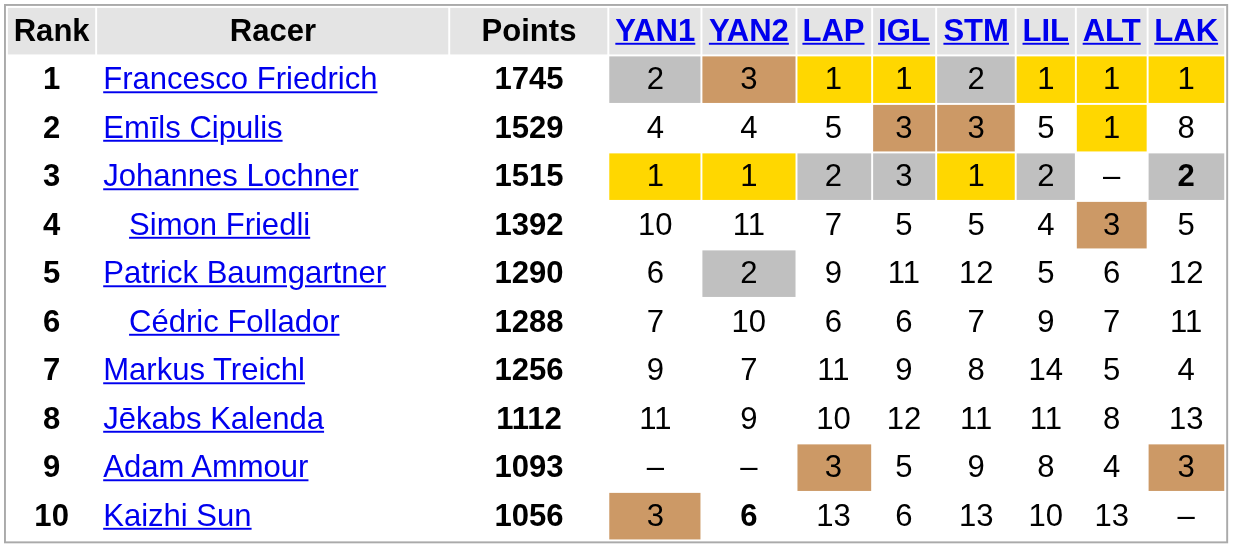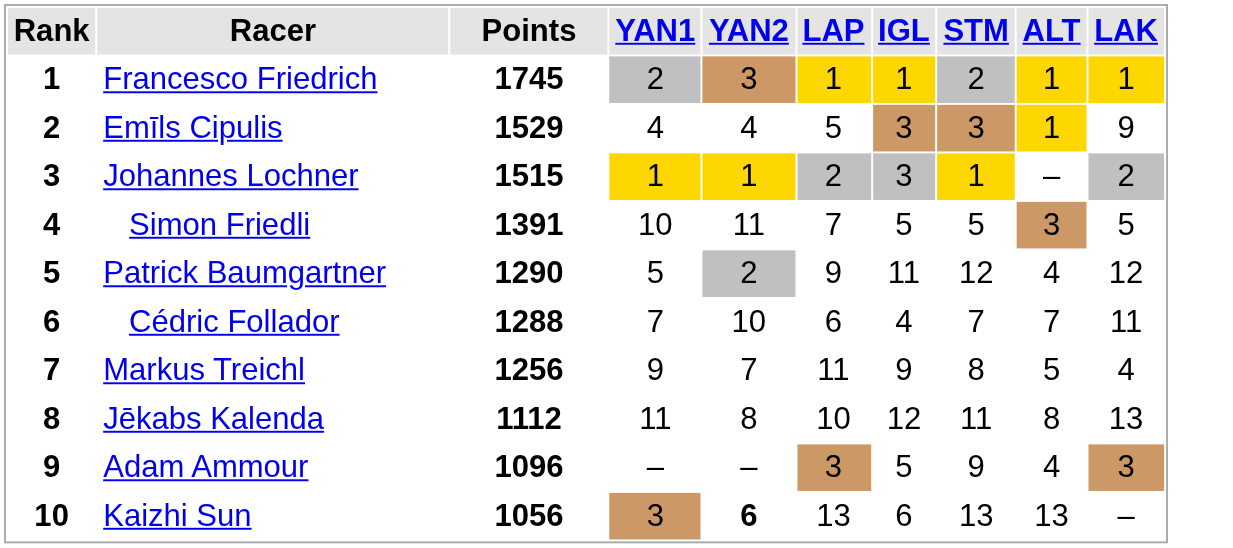- column: (1046, 30)
(1186, 127) 8 -> (1126, 127) 9
(1186, 176) bold -> (1126, 176) normal
(529, 224) 1392 -> (529, 224) 1391
(655, 273) 6 -> (655, 273) 5
(1112, 273) 6 -> (1052, 273) 4
(904, 321) 6 -> (904, 321) 4
(749, 418) 9 -> (749, 418) 8
(529, 467) 1093 -> (529, 467) 1096
